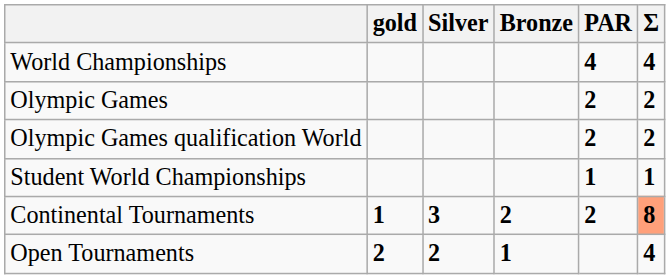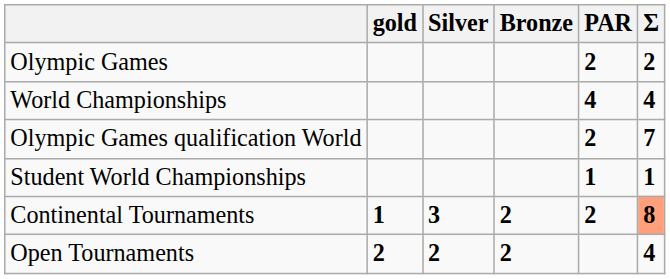rows swapped: (89, 100) <-> (118, 61)
(649, 138) 2 -> (649, 138) 7
(506, 253) 1 -> (506, 253) 2
